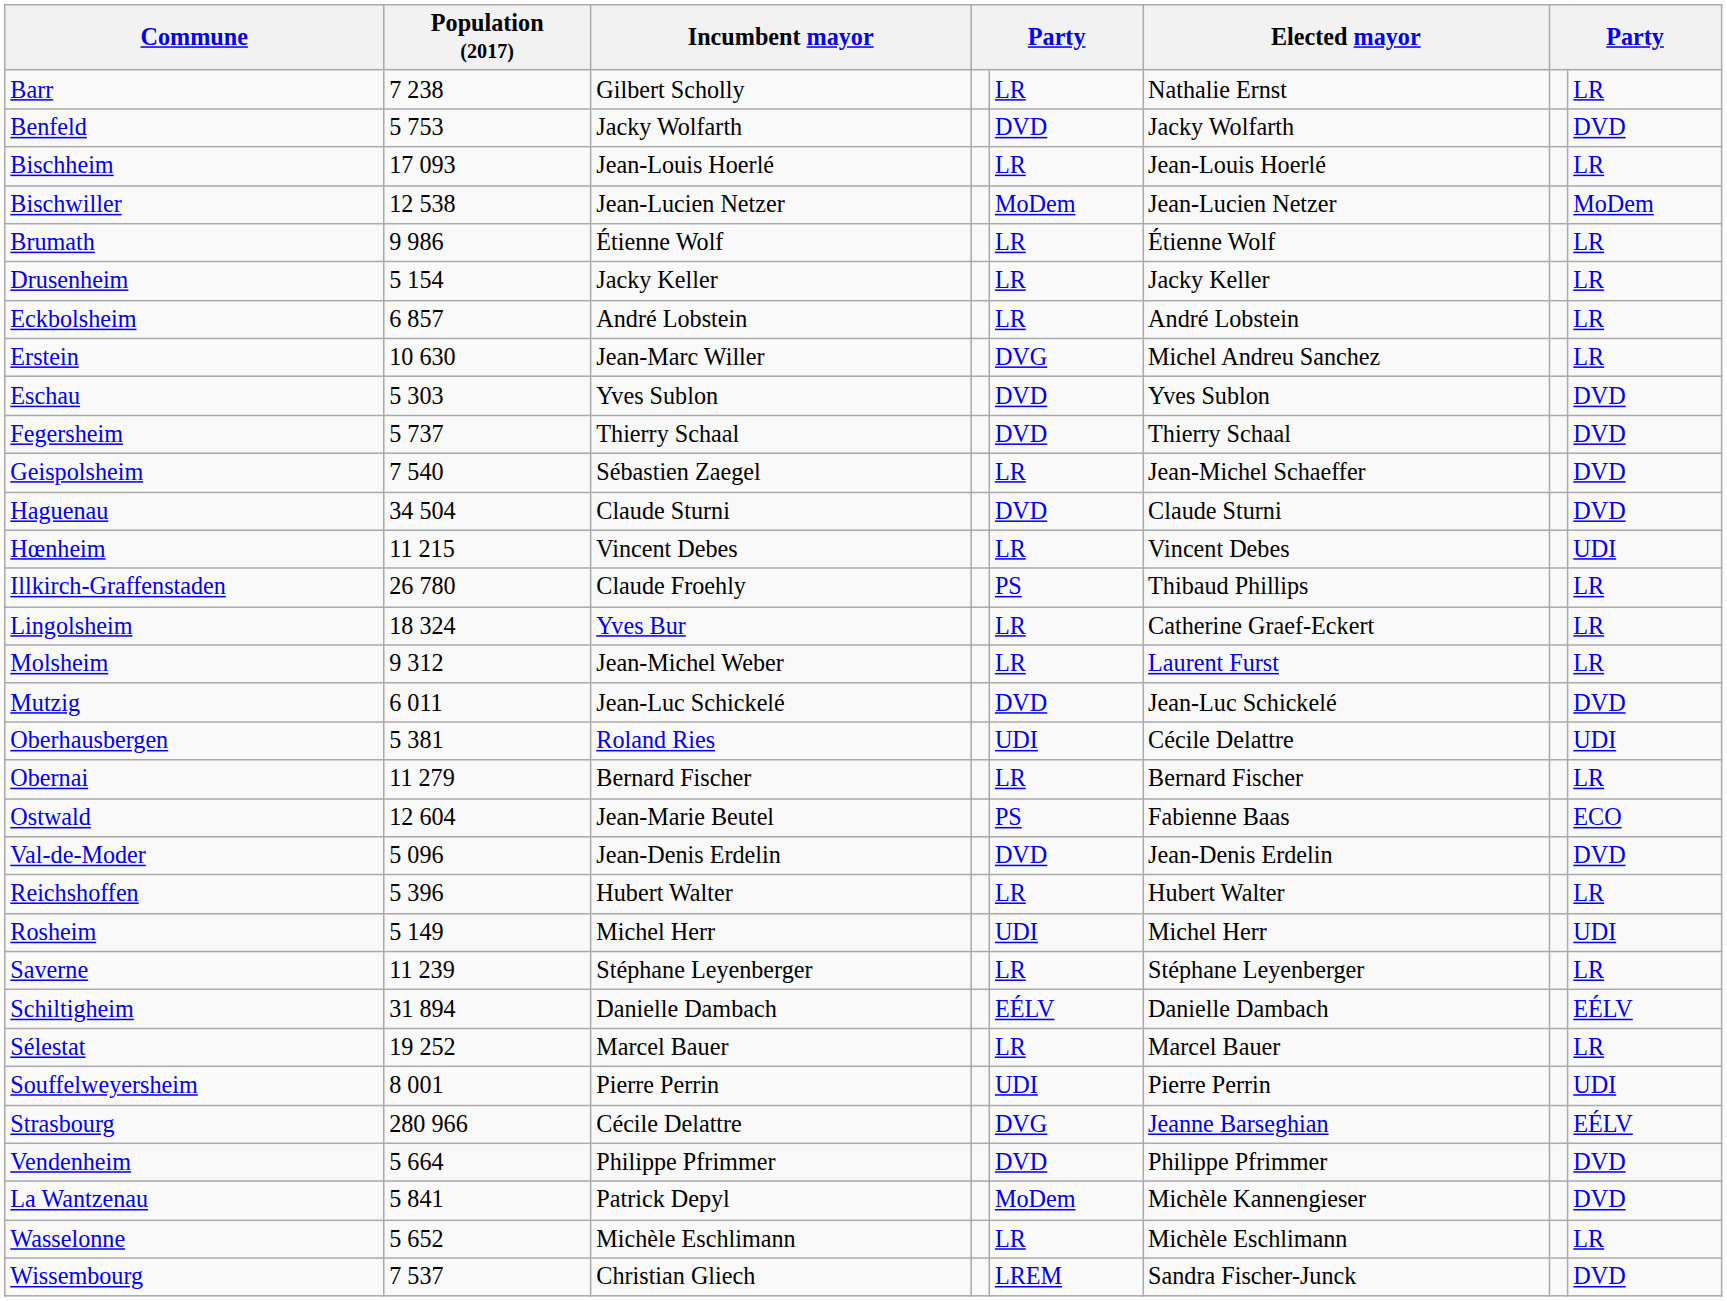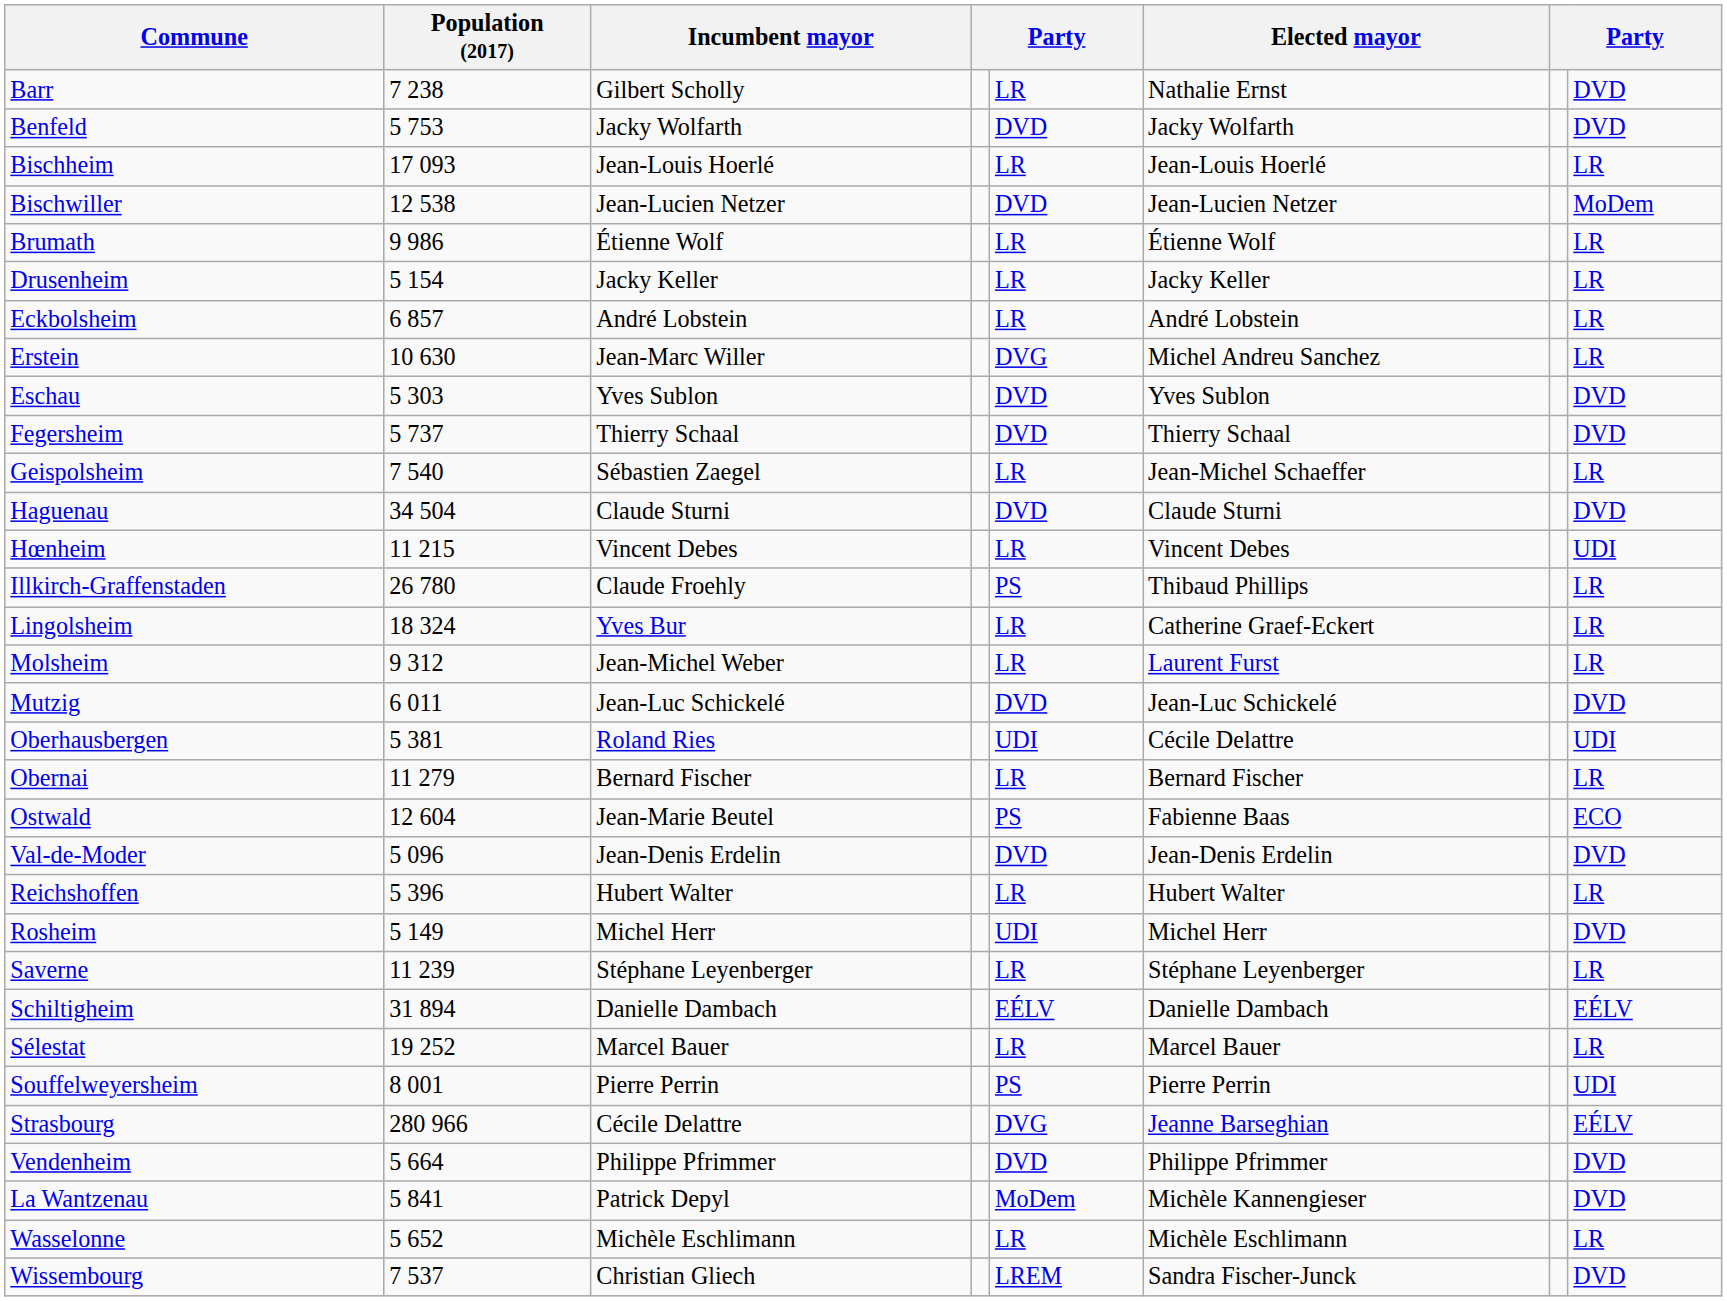(1589, 89) LR -> (1599, 89) DVD
(1035, 204) MoDem -> (1021, 204) DVD
(1599, 472) DVD -> (1589, 472) LR
(1595, 932) UDI -> (1599, 932) DVD
(1016, 1085) UDI -> (1008, 1085) PS
